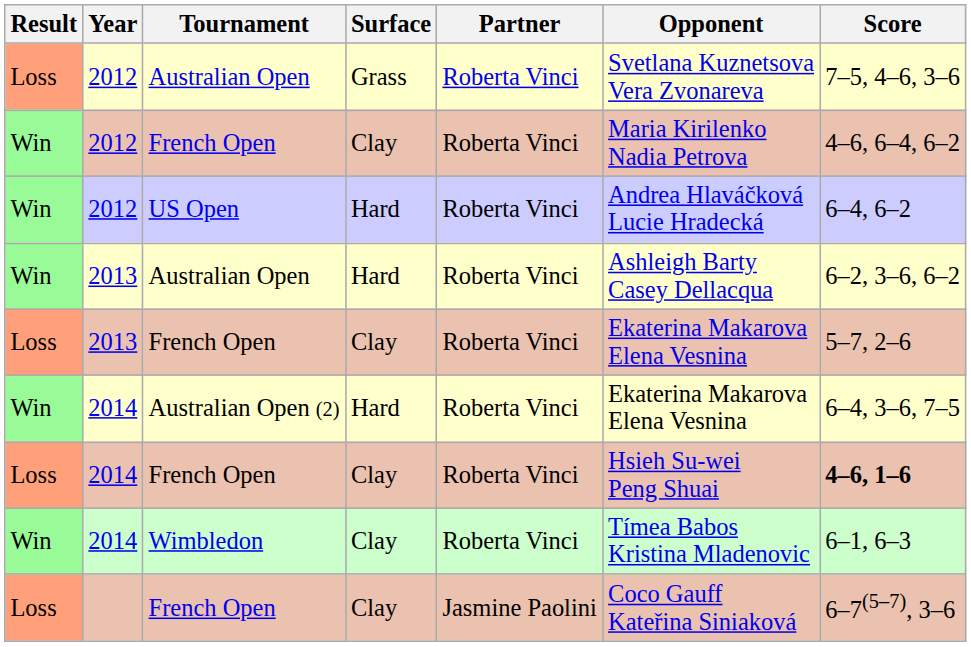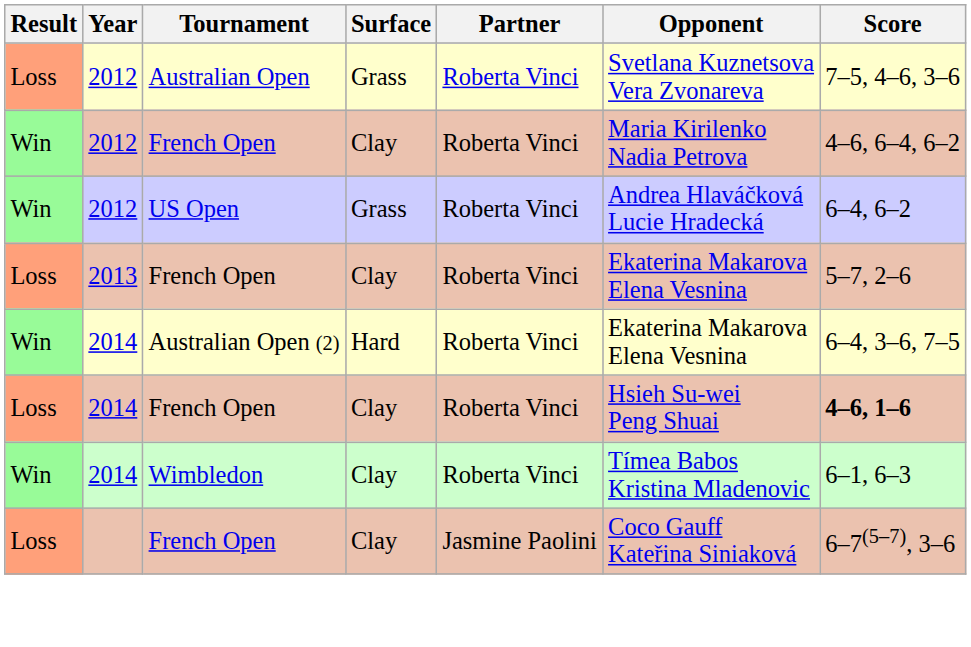(375, 209) Hard -> (379, 209) Grass
- row: (113, 275)
